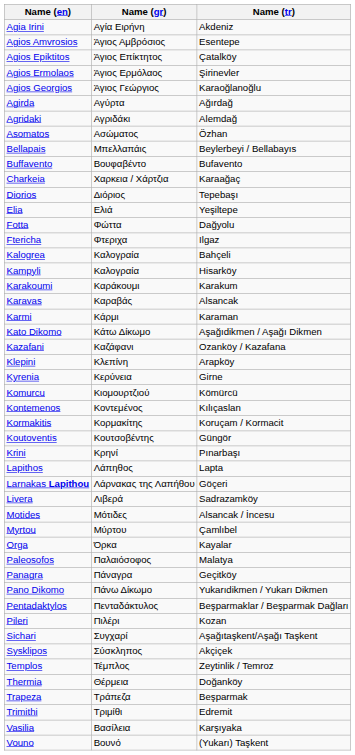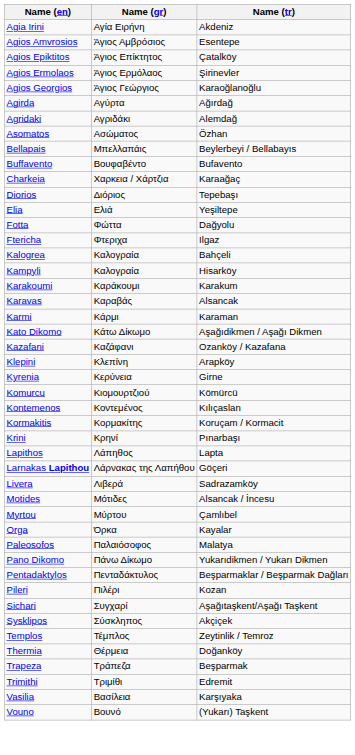- row: (32, 438)
- row: (25, 575)
